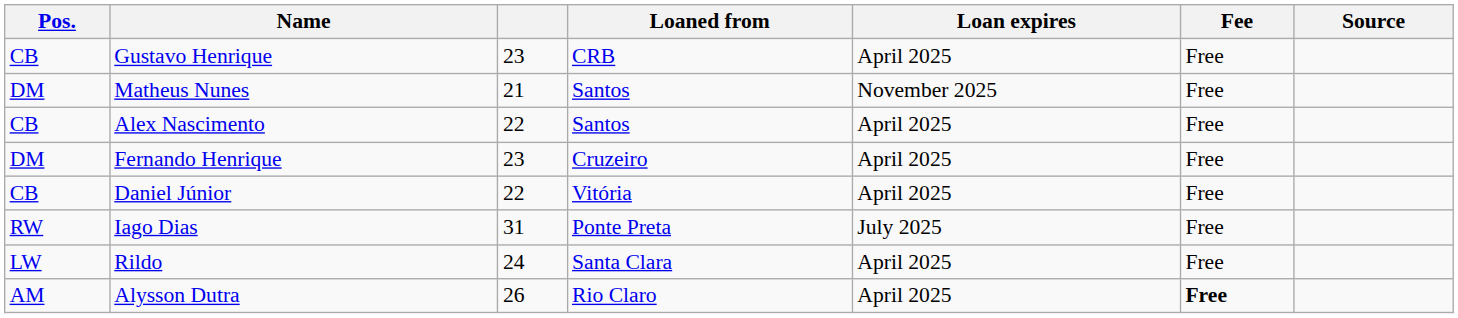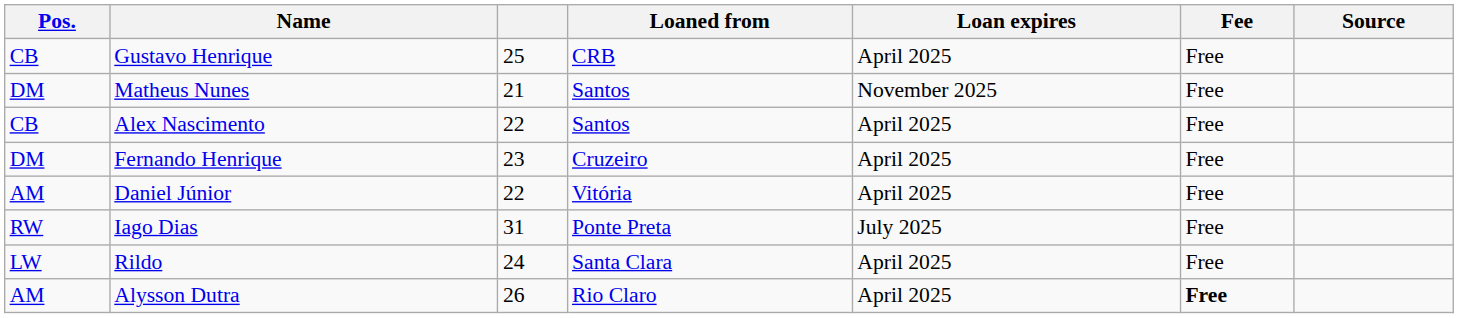(514, 55) 23 -> (514, 55) 25
(24, 192) CB -> (27, 192) AM
